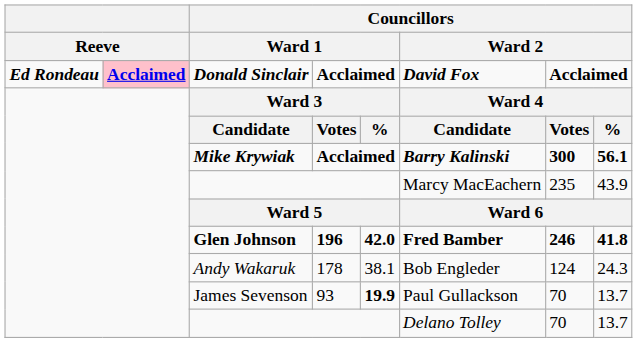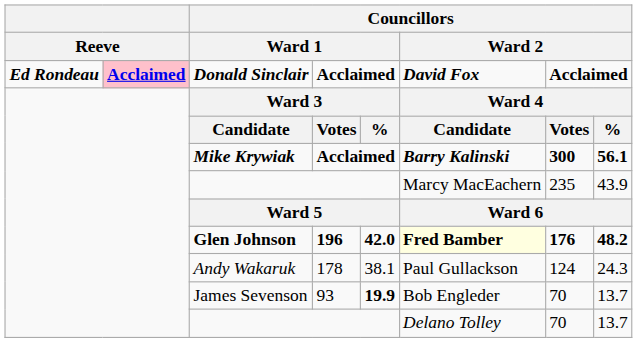(453, 240) no background -> (453, 240) lightyellow background
(562, 240) 246 -> (562, 240) 176
(612, 240) 41.8 -> (612, 240) 48.2
(451, 267) Bob Engleder -> (461, 267) Paul Gullackson
(461, 295) Paul Gullackson -> (451, 295) Bob Engleder
